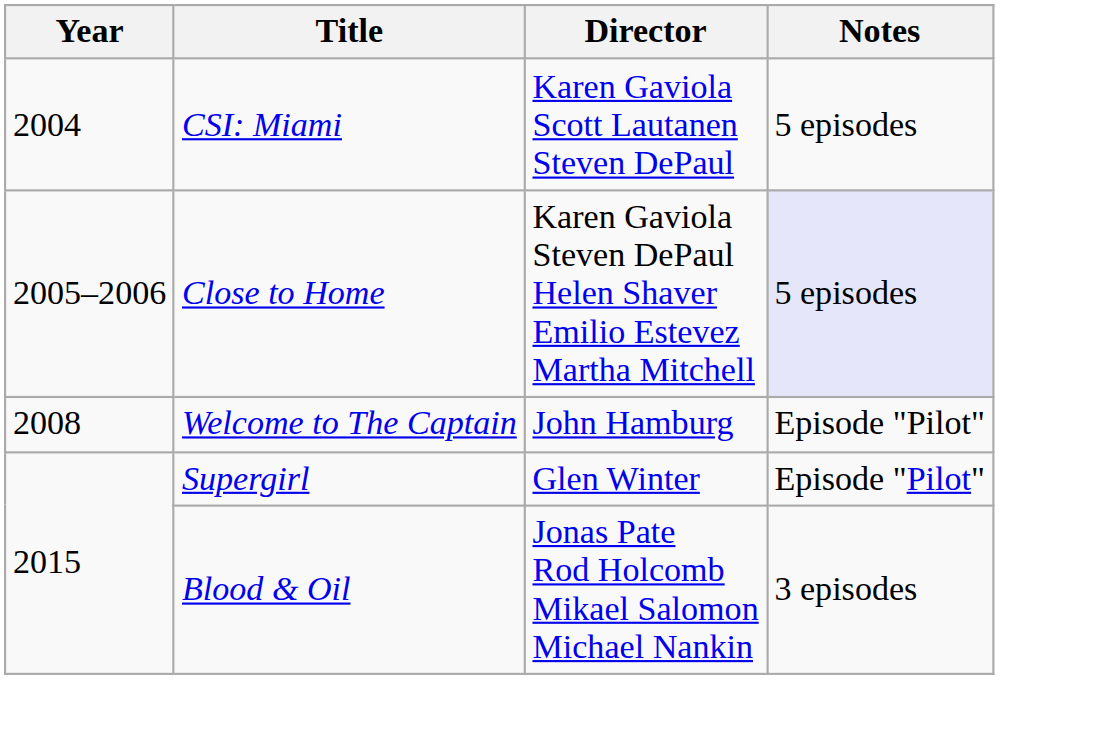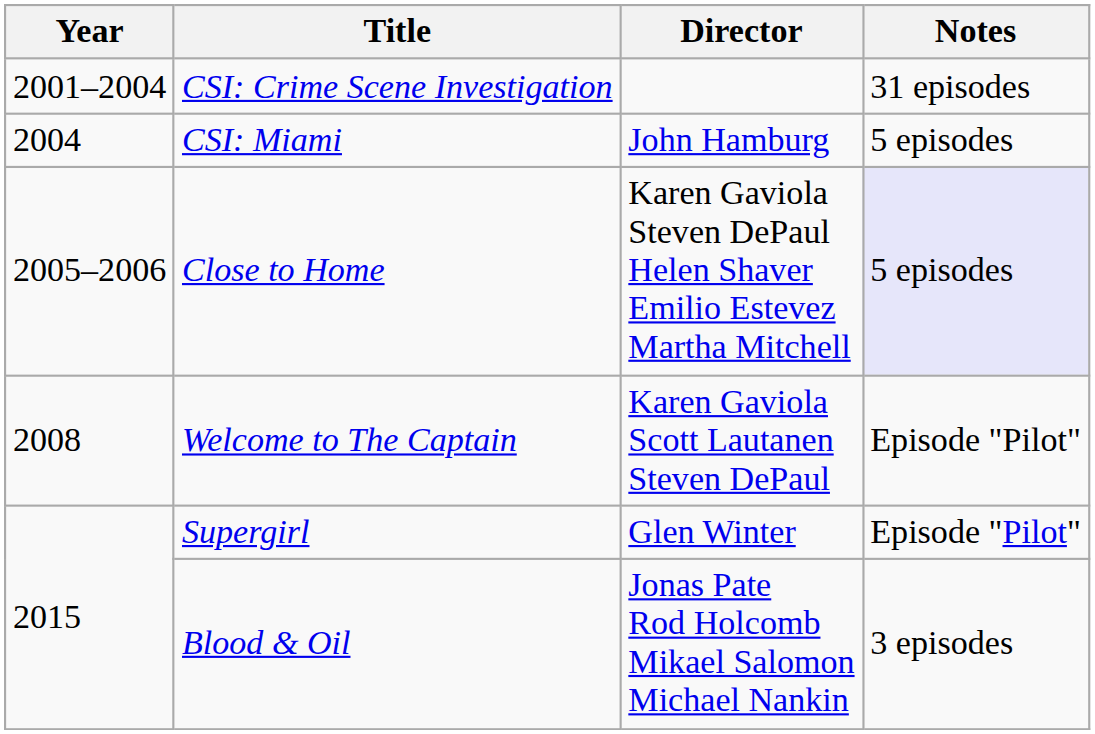+ row: (397, 85)
(635, 123) Karen Gaviola Scott Lautanen Steven DePaul -> (729, 139) John Hamburg
(633, 423) John Hamburg -> (731, 439) Karen Gaviola Scott Lautanen Steven DePaul
